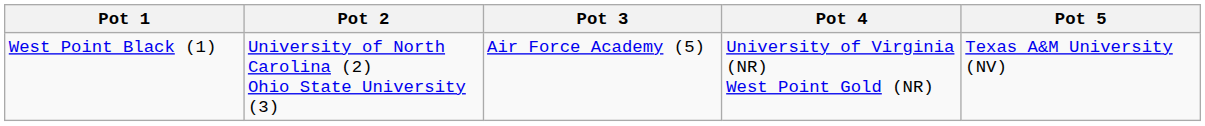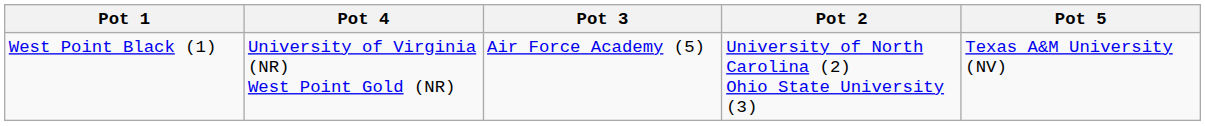columns swapped: (363, 19) <-> (842, 19)
